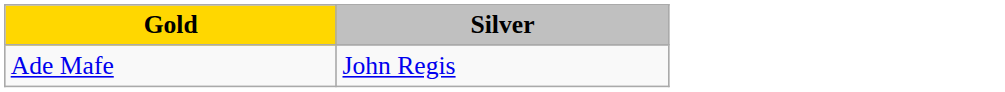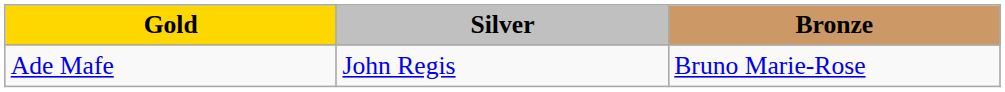+ column: (834, 24)
